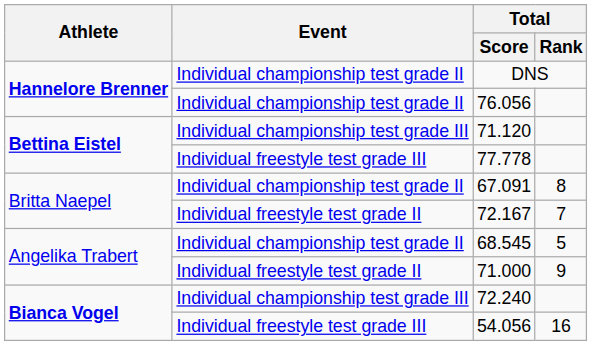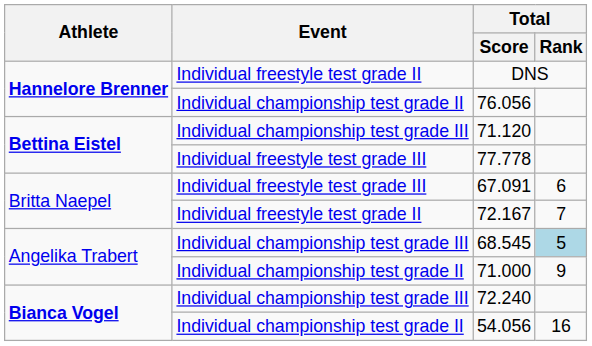(320, 75) Individual championship test grade II -> (299, 75) Individual freestyle test grade II
(320, 187) Individual championship test grade II -> (301, 187) Individual freestyle test grade III
(561, 187) 8 -> (561, 187) 6
(320, 243) Individual championship test grade II -> (323, 243) Individual championship test grade III
(561, 243) no background -> (561, 243) lightblue background
(299, 271) Individual freestyle test grade II -> (320, 271) Individual championship test grade II
(301, 327) Individual freestyle test grade III -> (320, 327) Individual championship test grade II
